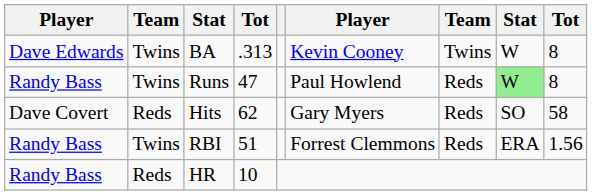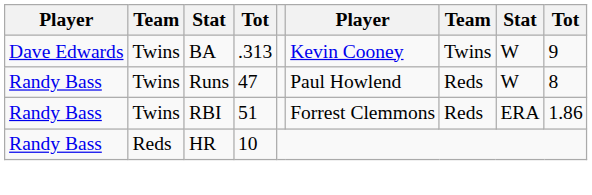(553, 50) 8 -> (553, 50) 9
(510, 81) lightgreen background -> (510, 81) no background
- row: (205, 112)
(566, 143) 1.56 -> (566, 112) 1.86
